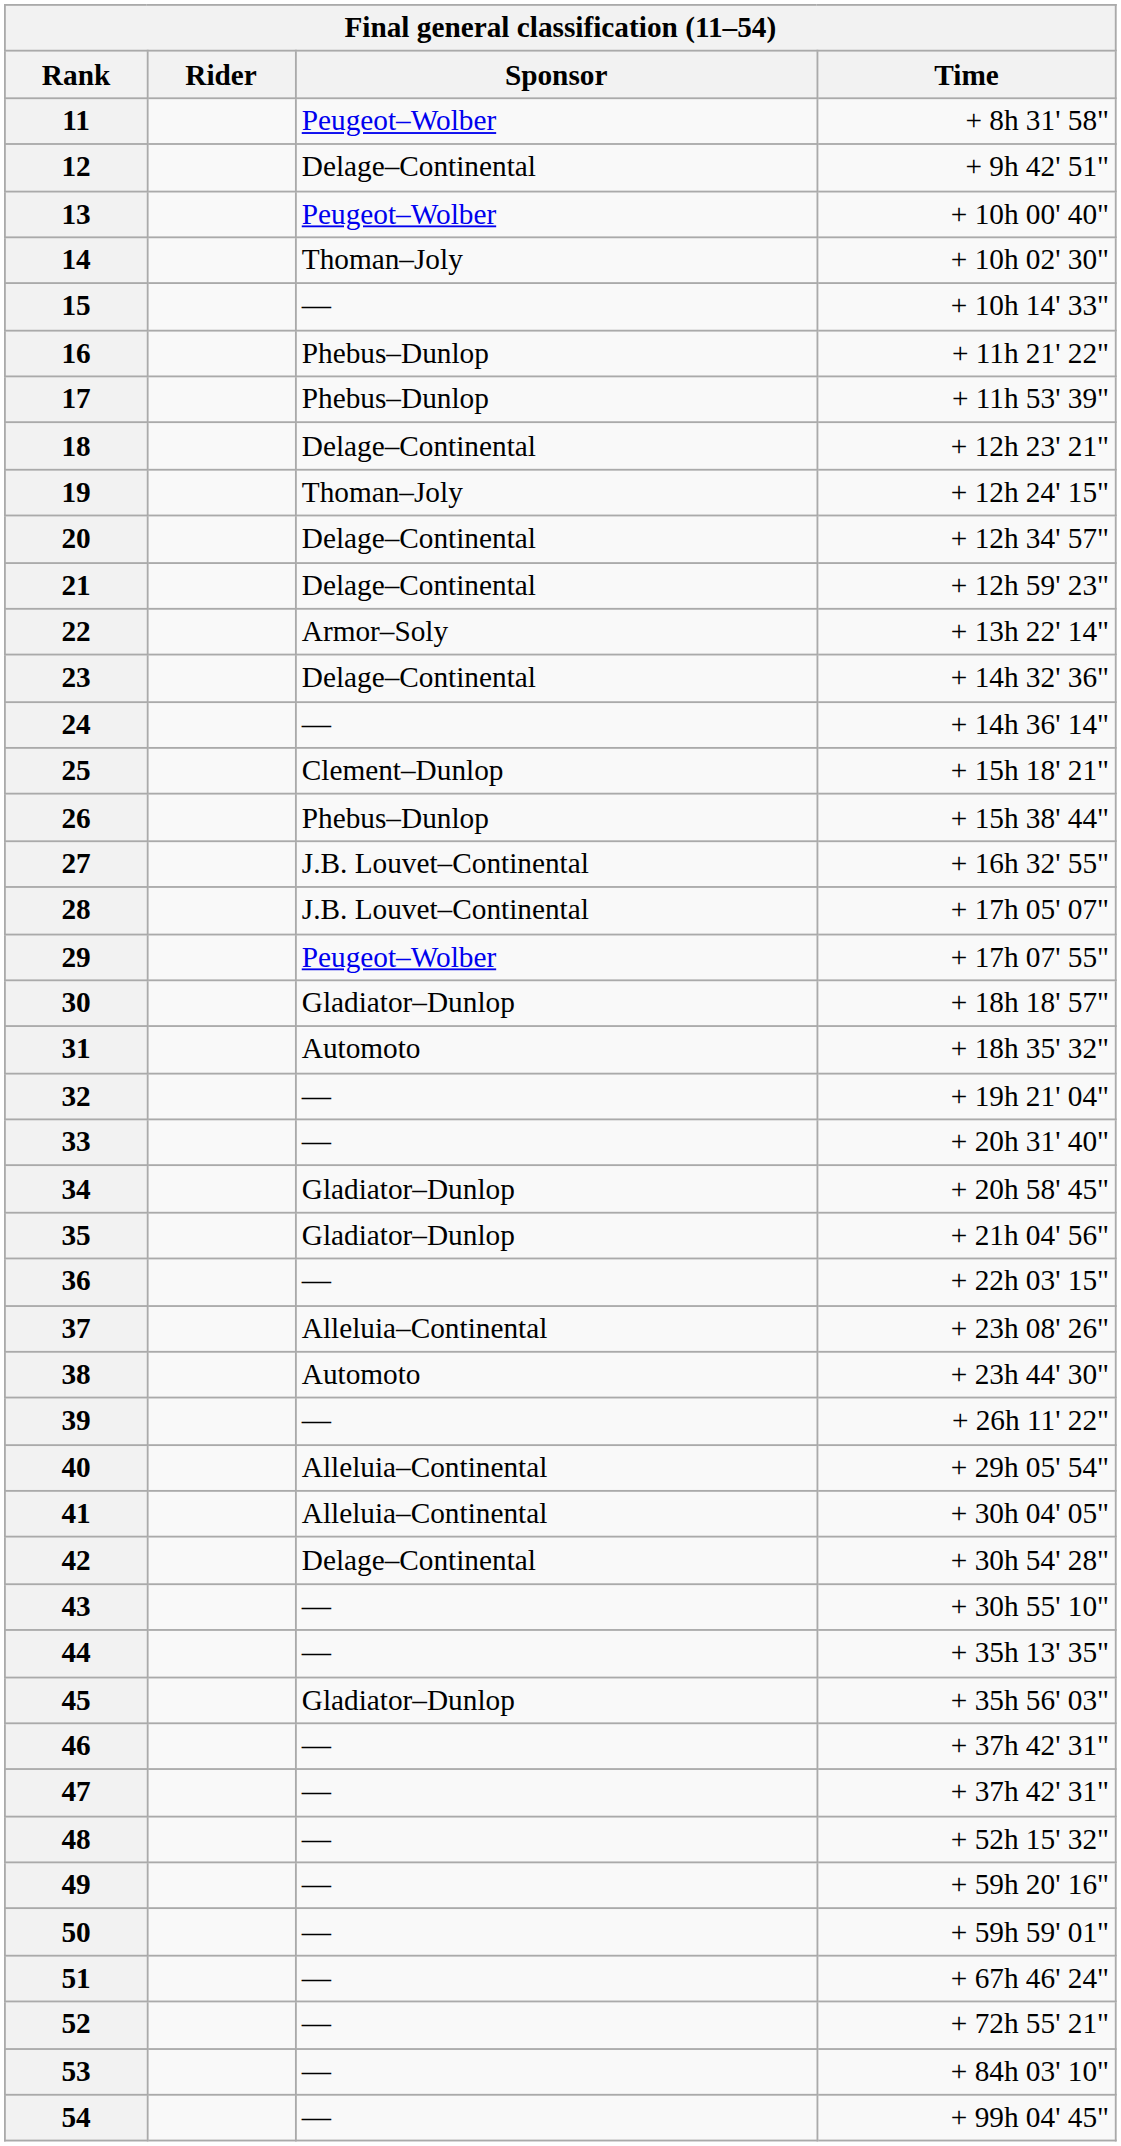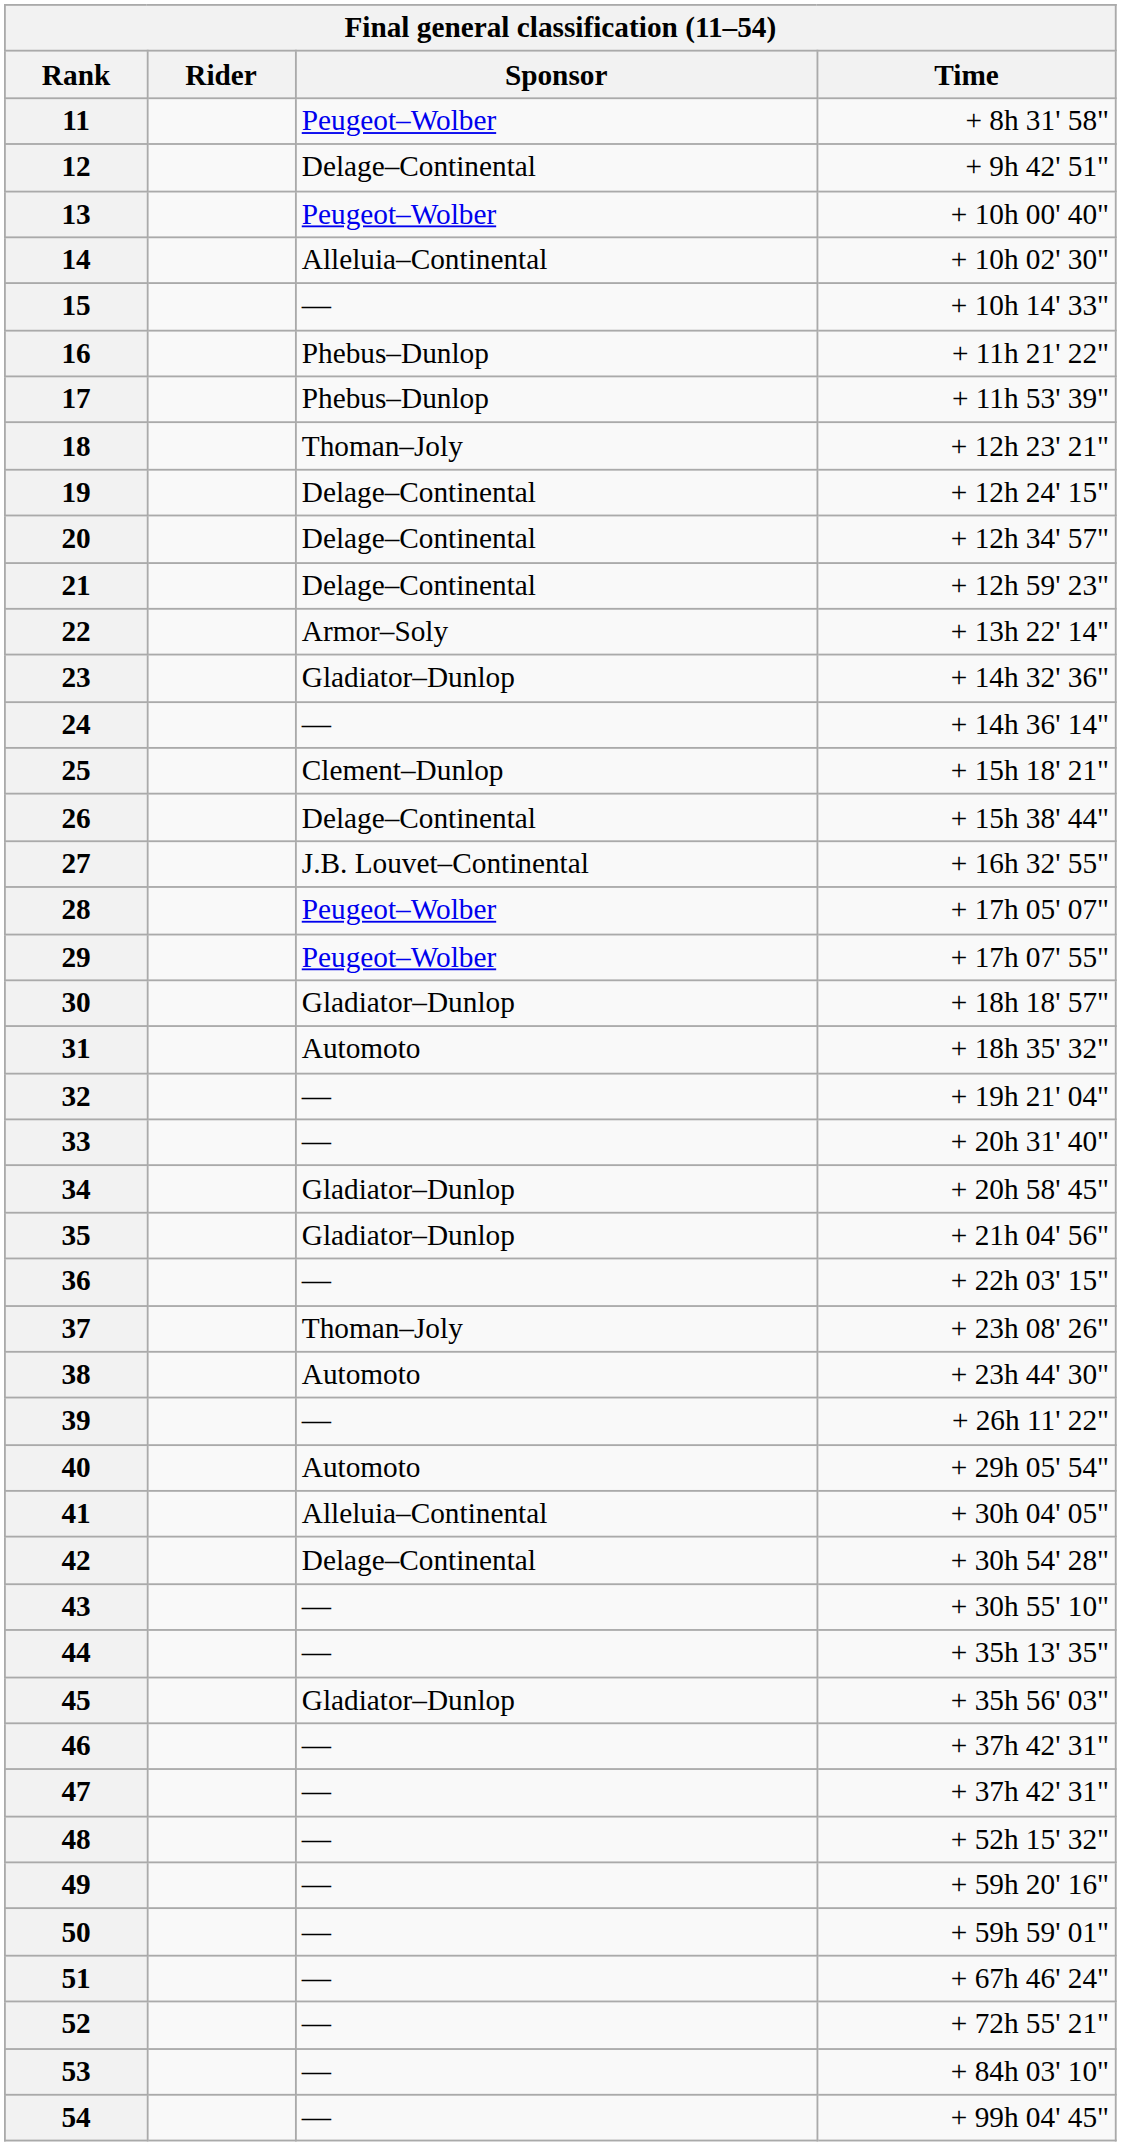(382, 259) Thoman–Joly -> (425, 259) Alleluia–Continental
(419, 445) Delage–Continental -> (382, 445) Thoman–Joly
(382, 492) Thoman–Joly -> (419, 492) Delage–Continental
(419, 677) Delage–Continental -> (408, 677) Gladiator–Dunlop
(395, 817) Phebus–Dunlop -> (419, 817) Delage–Continental
(445, 910) J.B. Louvet–Continental -> (399, 910) Peugeot–Wolber
(425, 1327) Alleluia–Continental -> (382, 1327) Thoman–Joly
(425, 1467) Alleluia–Continental -> (361, 1467) Automoto
